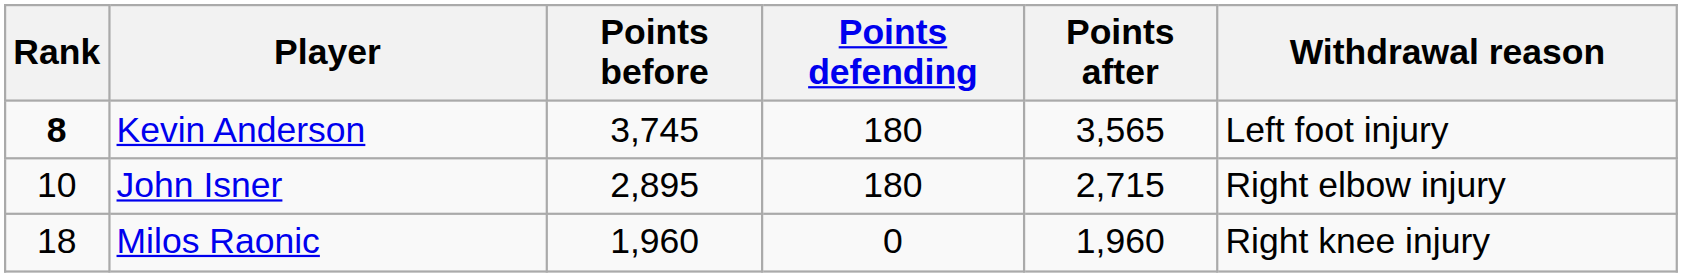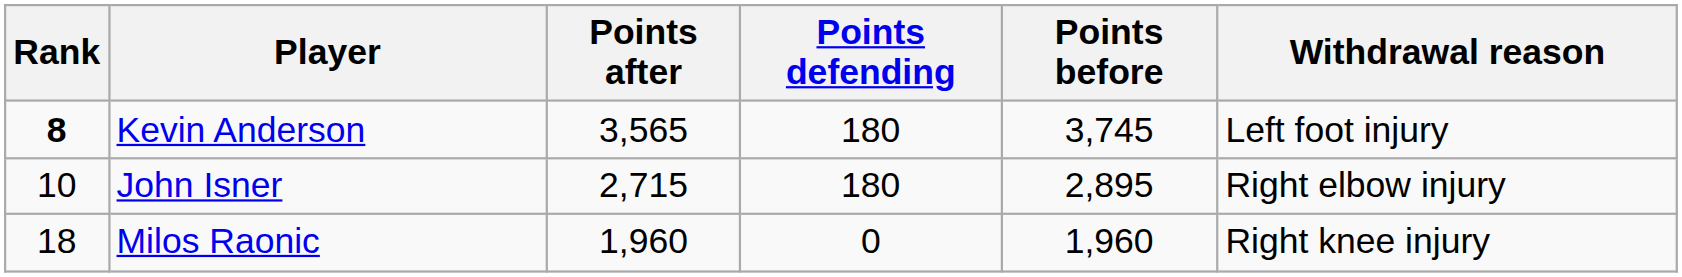columns swapped: (655, 52) <-> (1120, 52)
